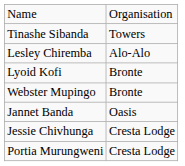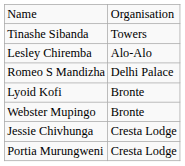+ row: (56, 72)
- row: (40, 111)
